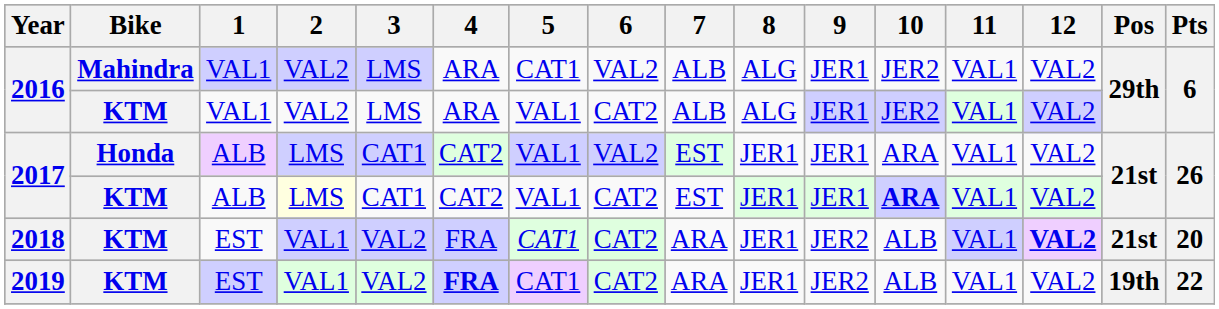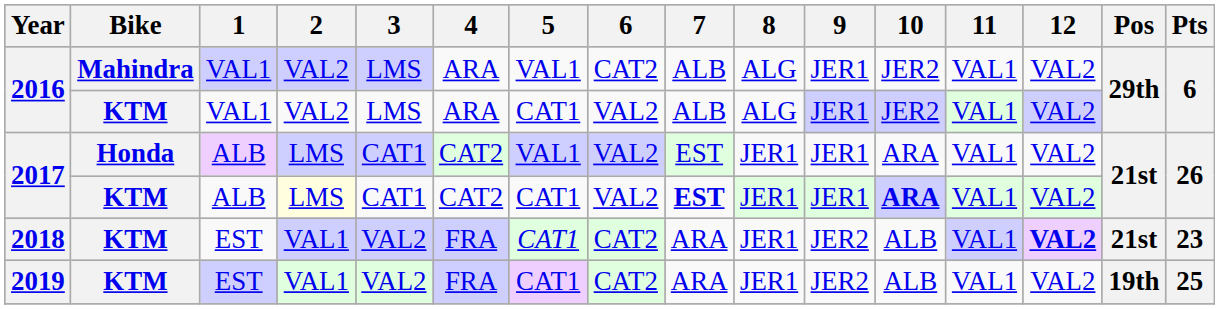(548, 68) CAT1 -> (548, 68) VAL1
(626, 68) VAL2 -> (626, 68) CAT2
(548, 111) VAL1 -> (548, 111) CAT1
(626, 111) CAT2 -> (626, 111) VAL2
(548, 196) VAL1 -> (548, 196) CAT1
(626, 196) CAT2 -> (626, 196) VAL2
(699, 196) normal -> (699, 196) bold
(1190, 238) 20 -> (1190, 238) 23
(471, 281) bold -> (471, 281) normal
(1190, 281) 22 -> (1190, 281) 25
